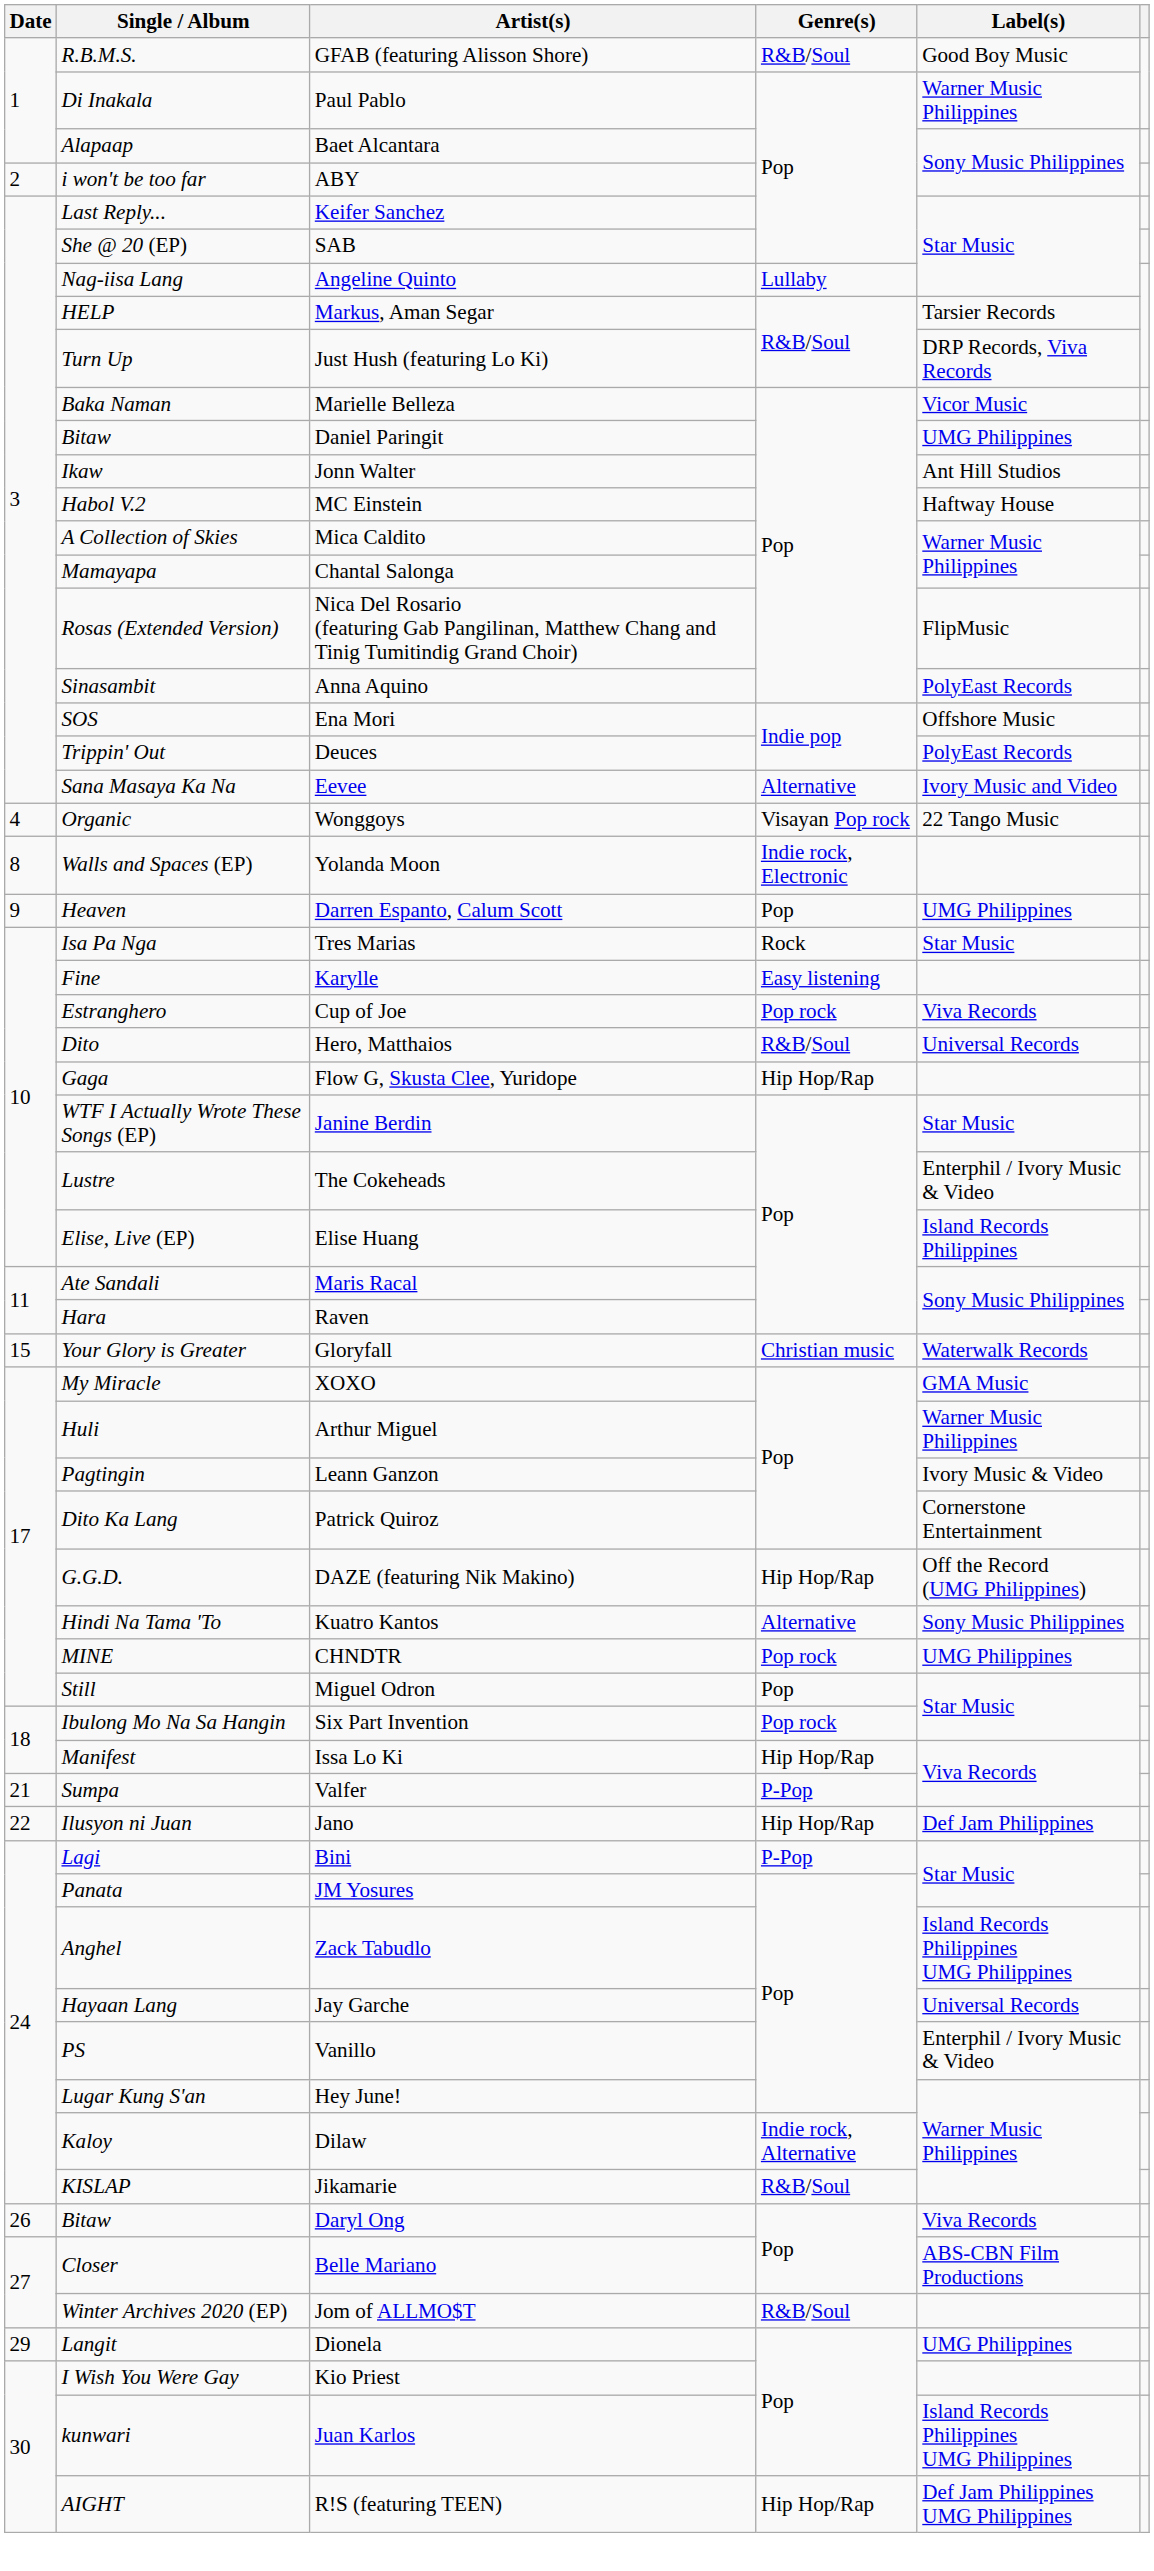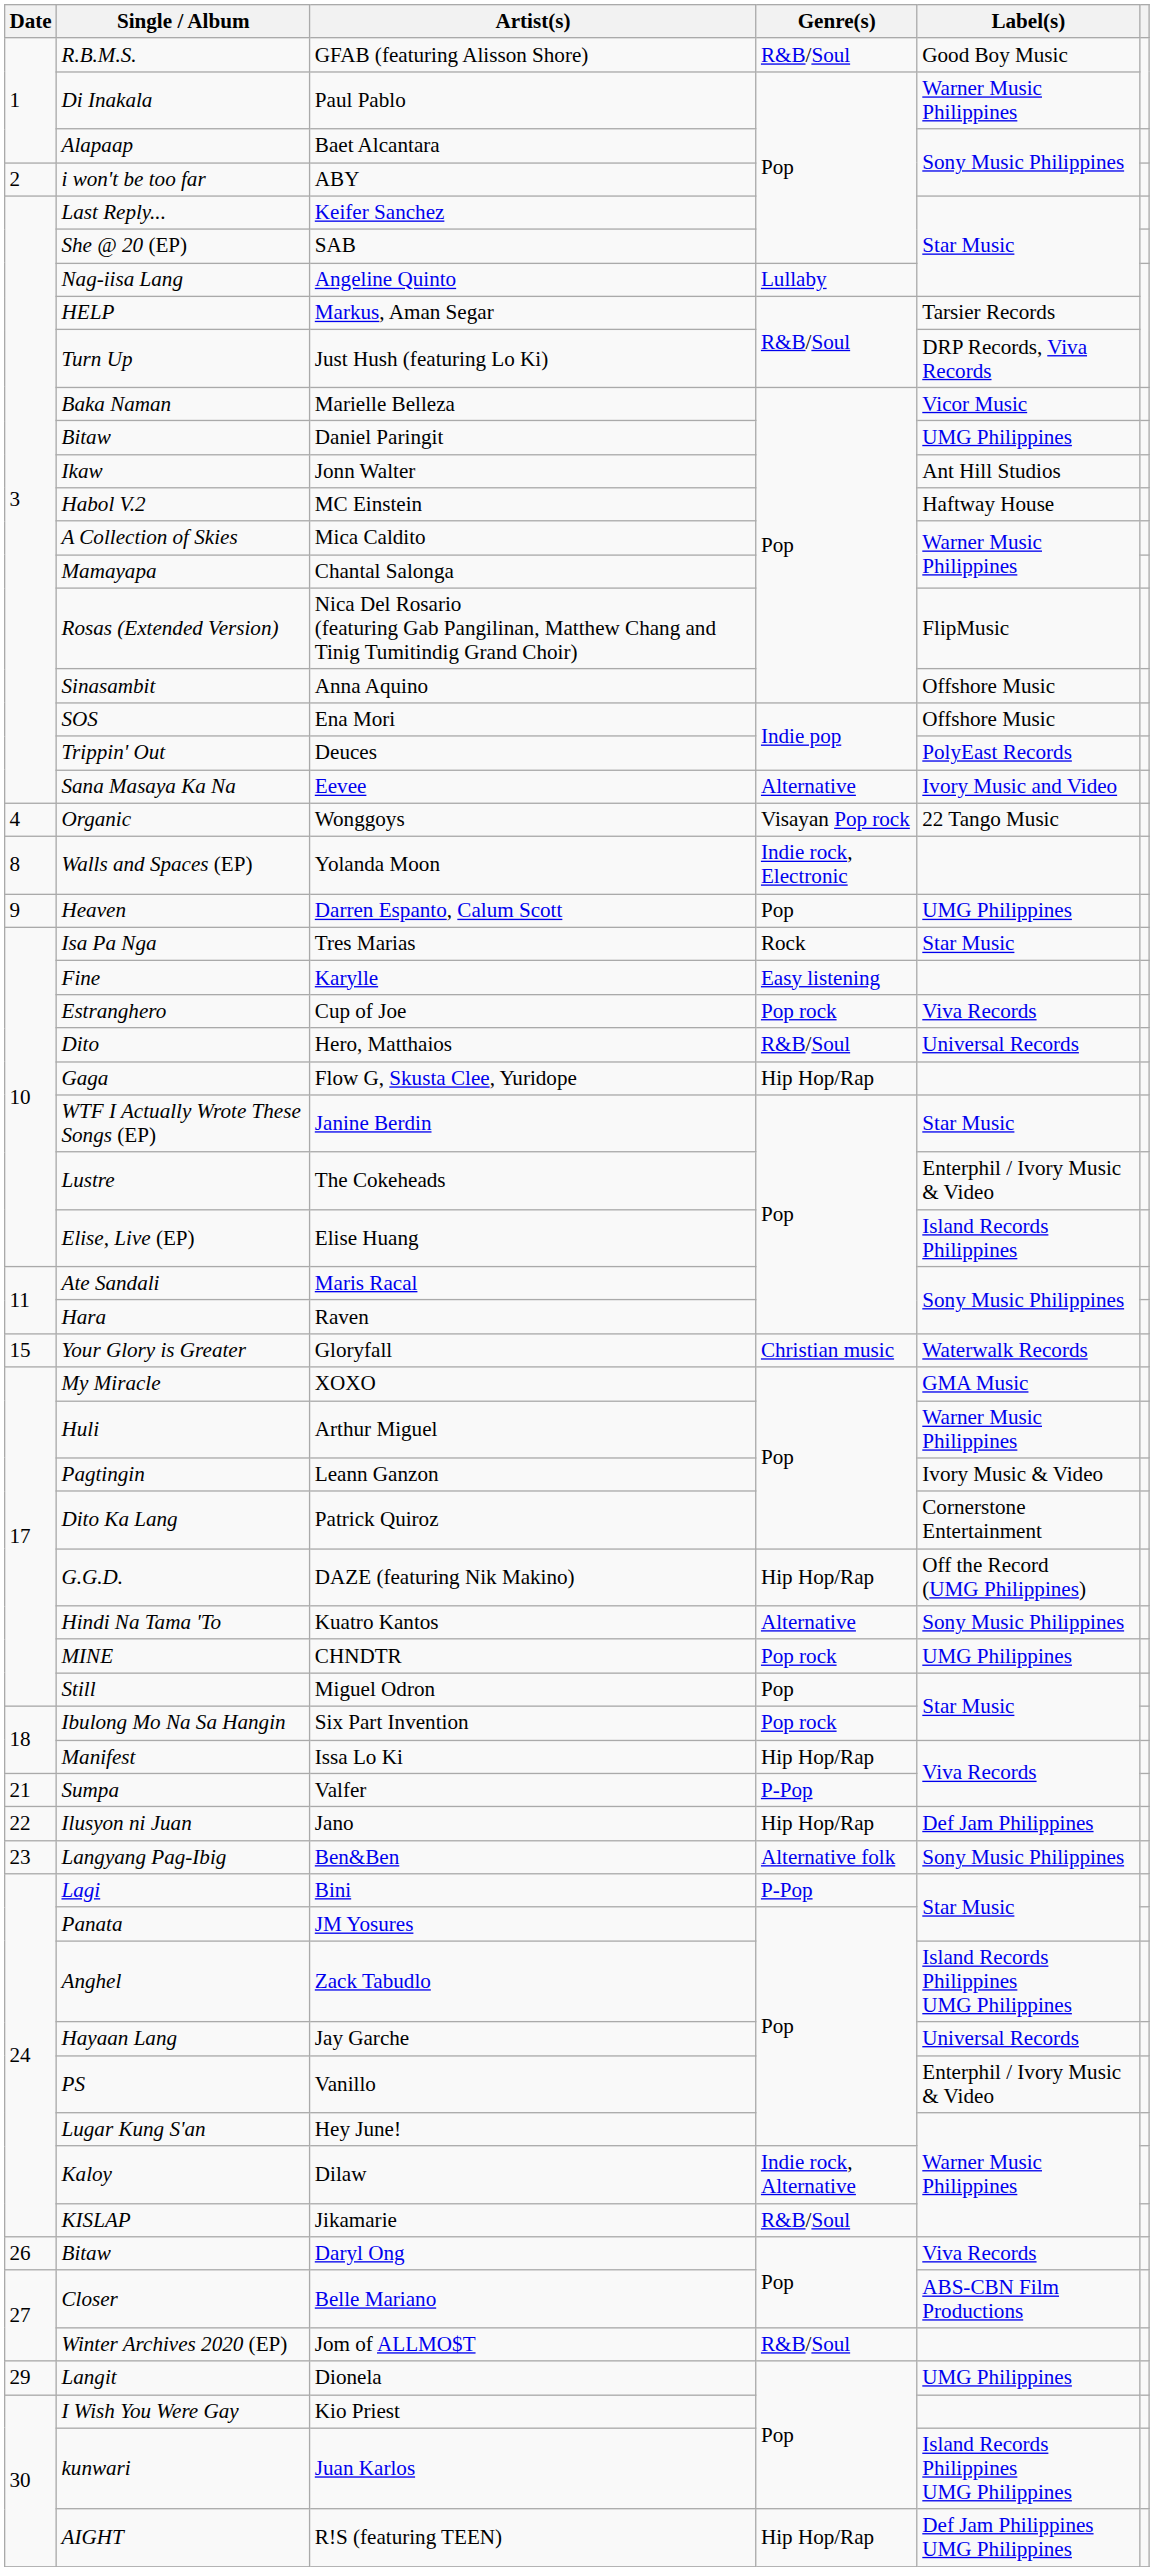(997, 685) PolyEast Records -> (989, 685) Offshore Music
+ row: (357, 1856)
